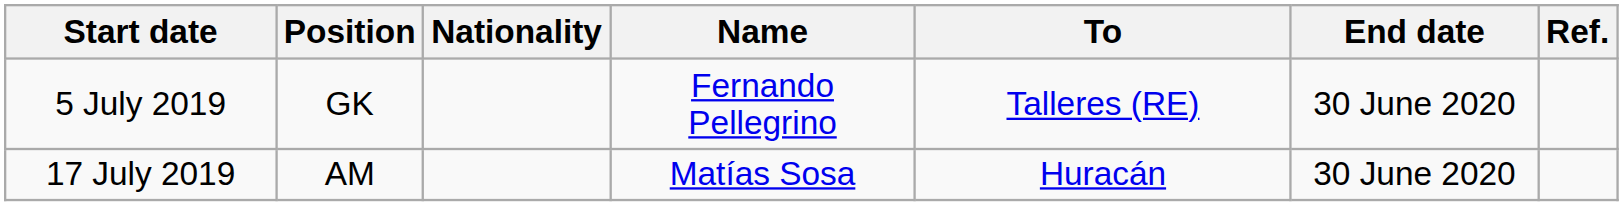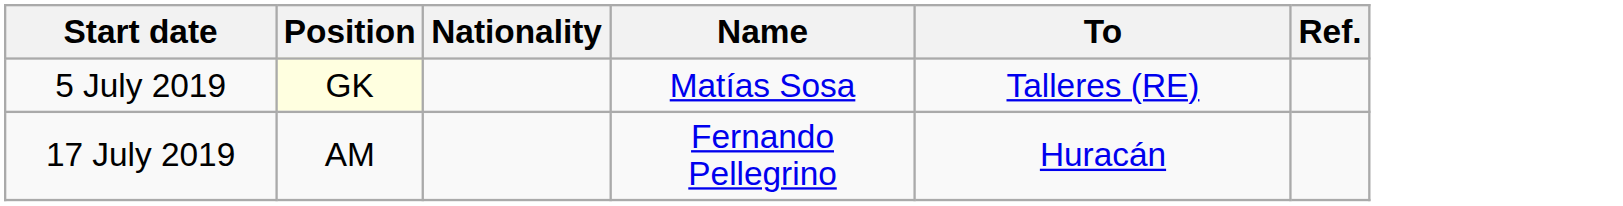- column: (1414, 32)
(350, 103) no background -> (350, 85) lightyellow background
(763, 103) Fernando Pellegrino -> (763, 85) Matías Sosa
(763, 175) Matías Sosa -> (763, 156) Fernando Pellegrino
